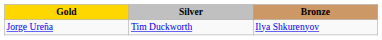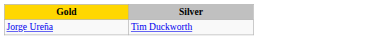- column: (315, 12)
